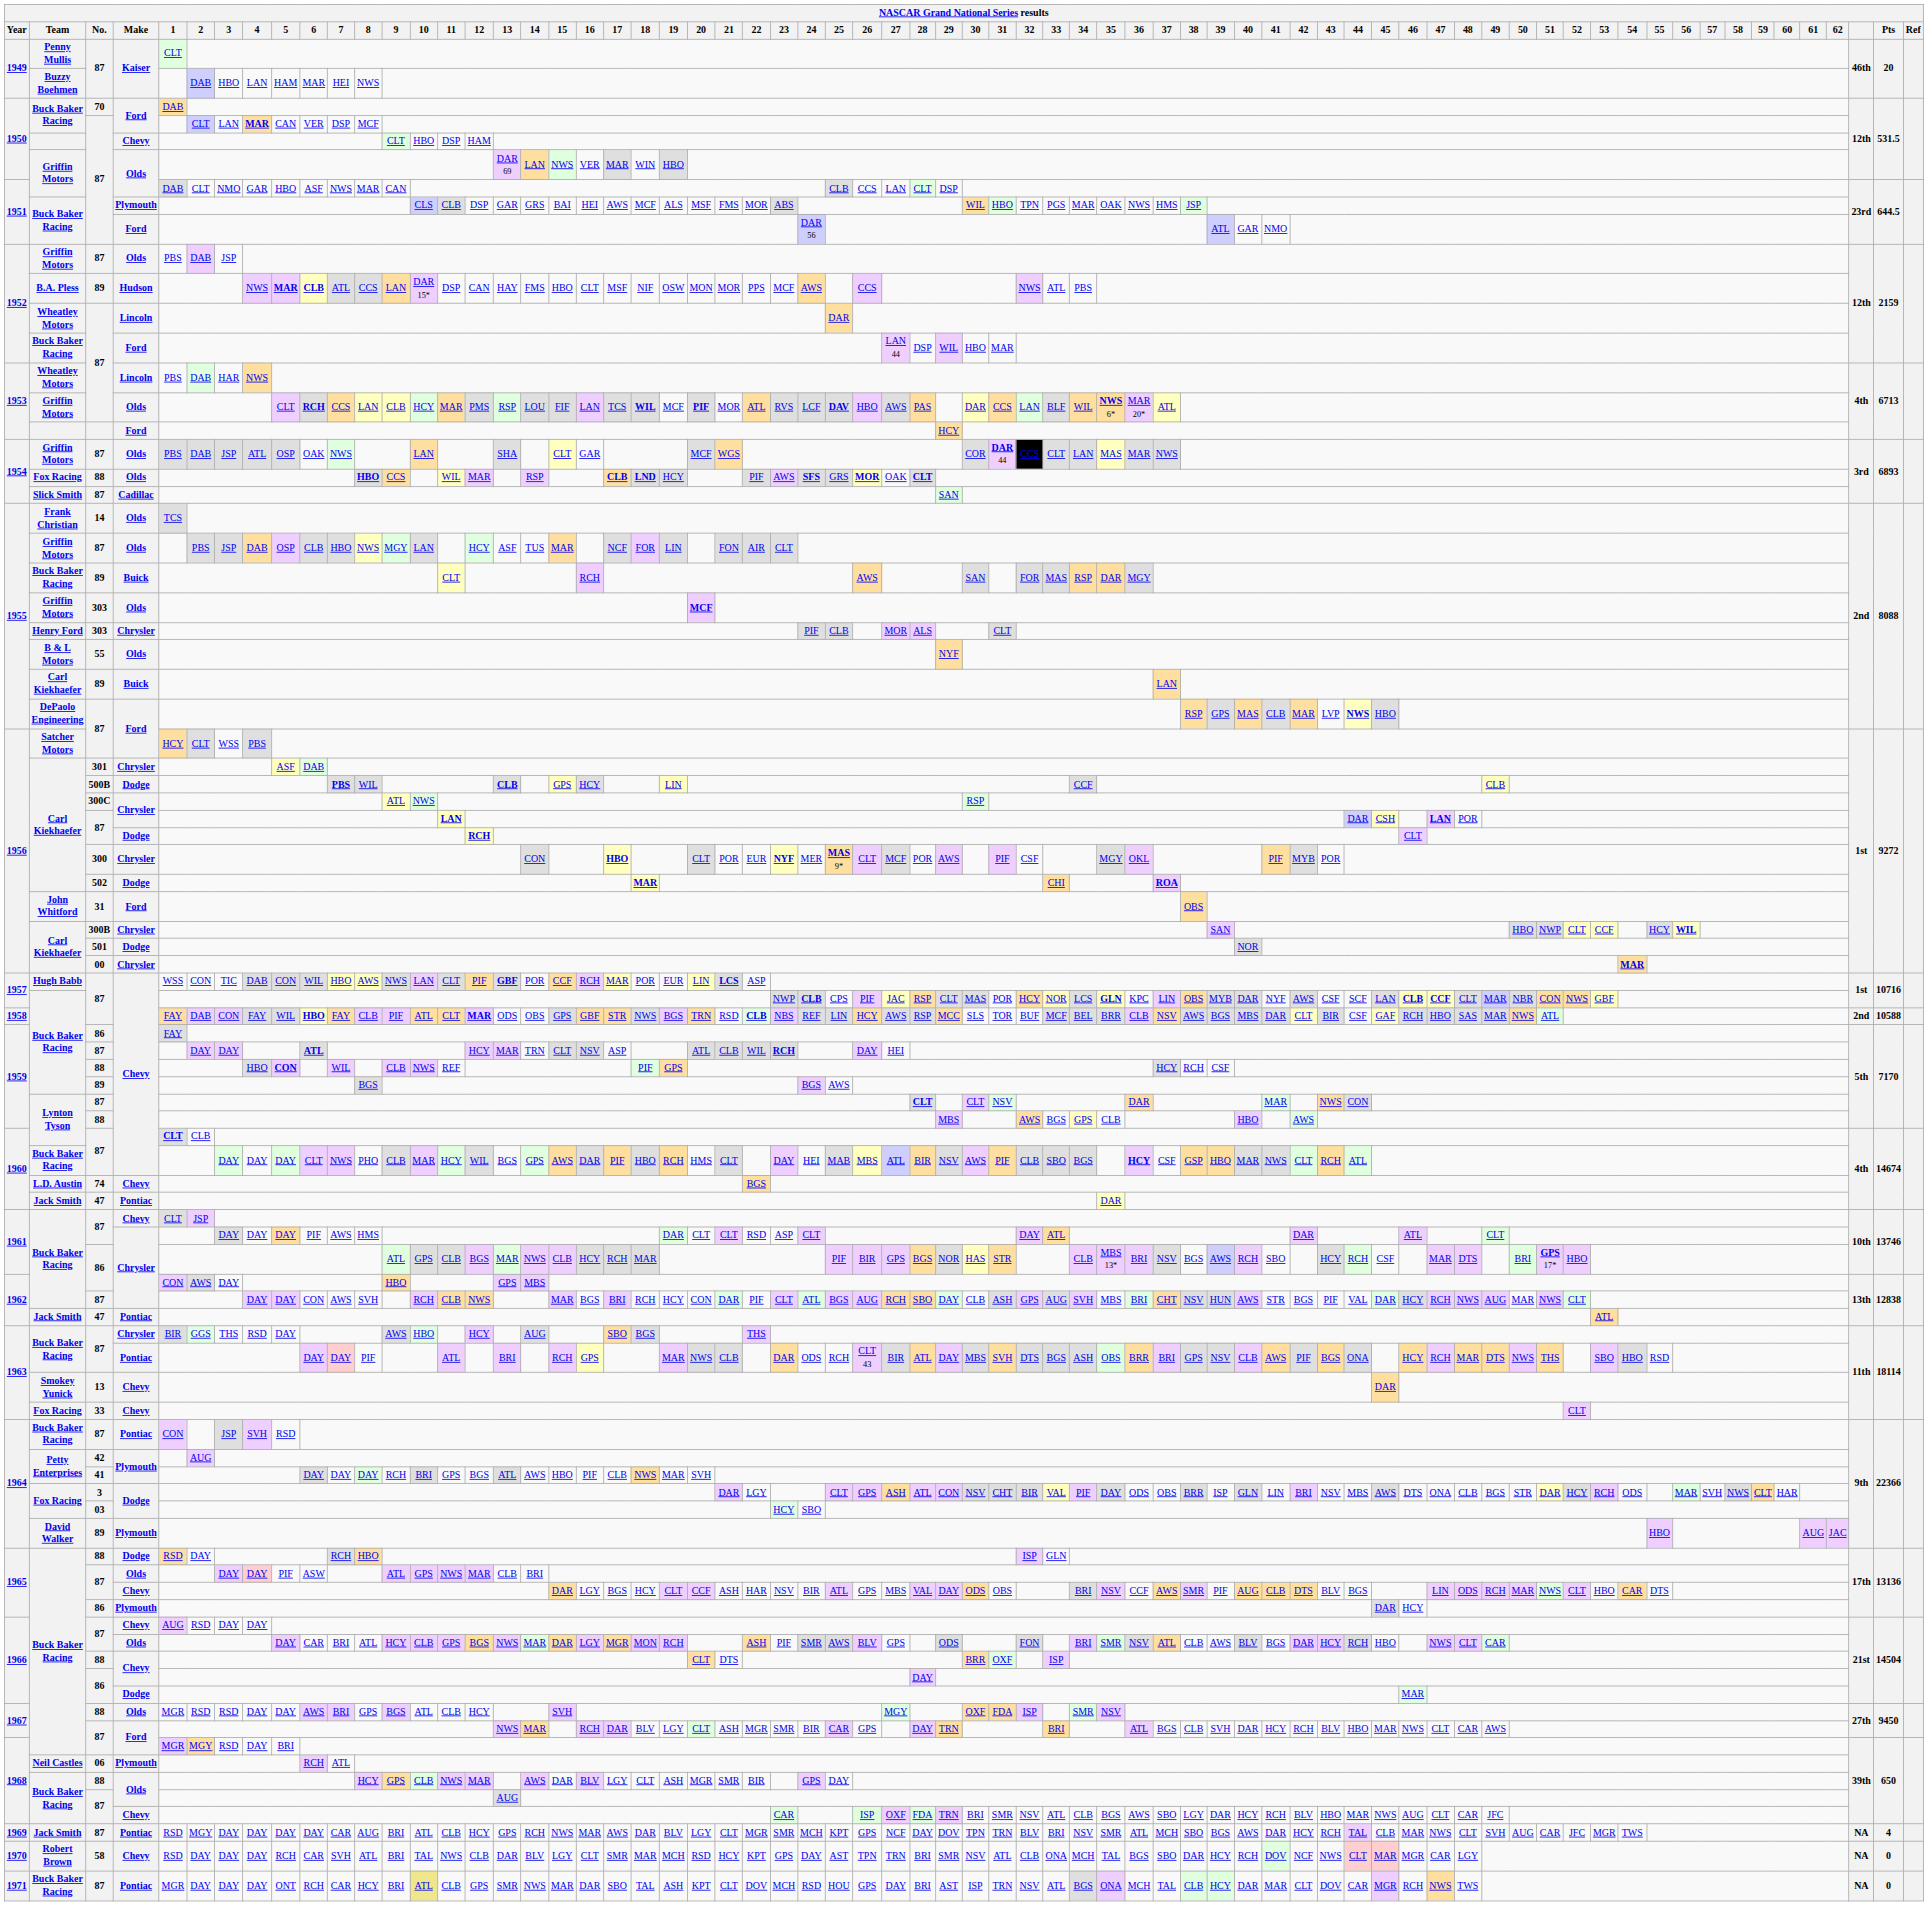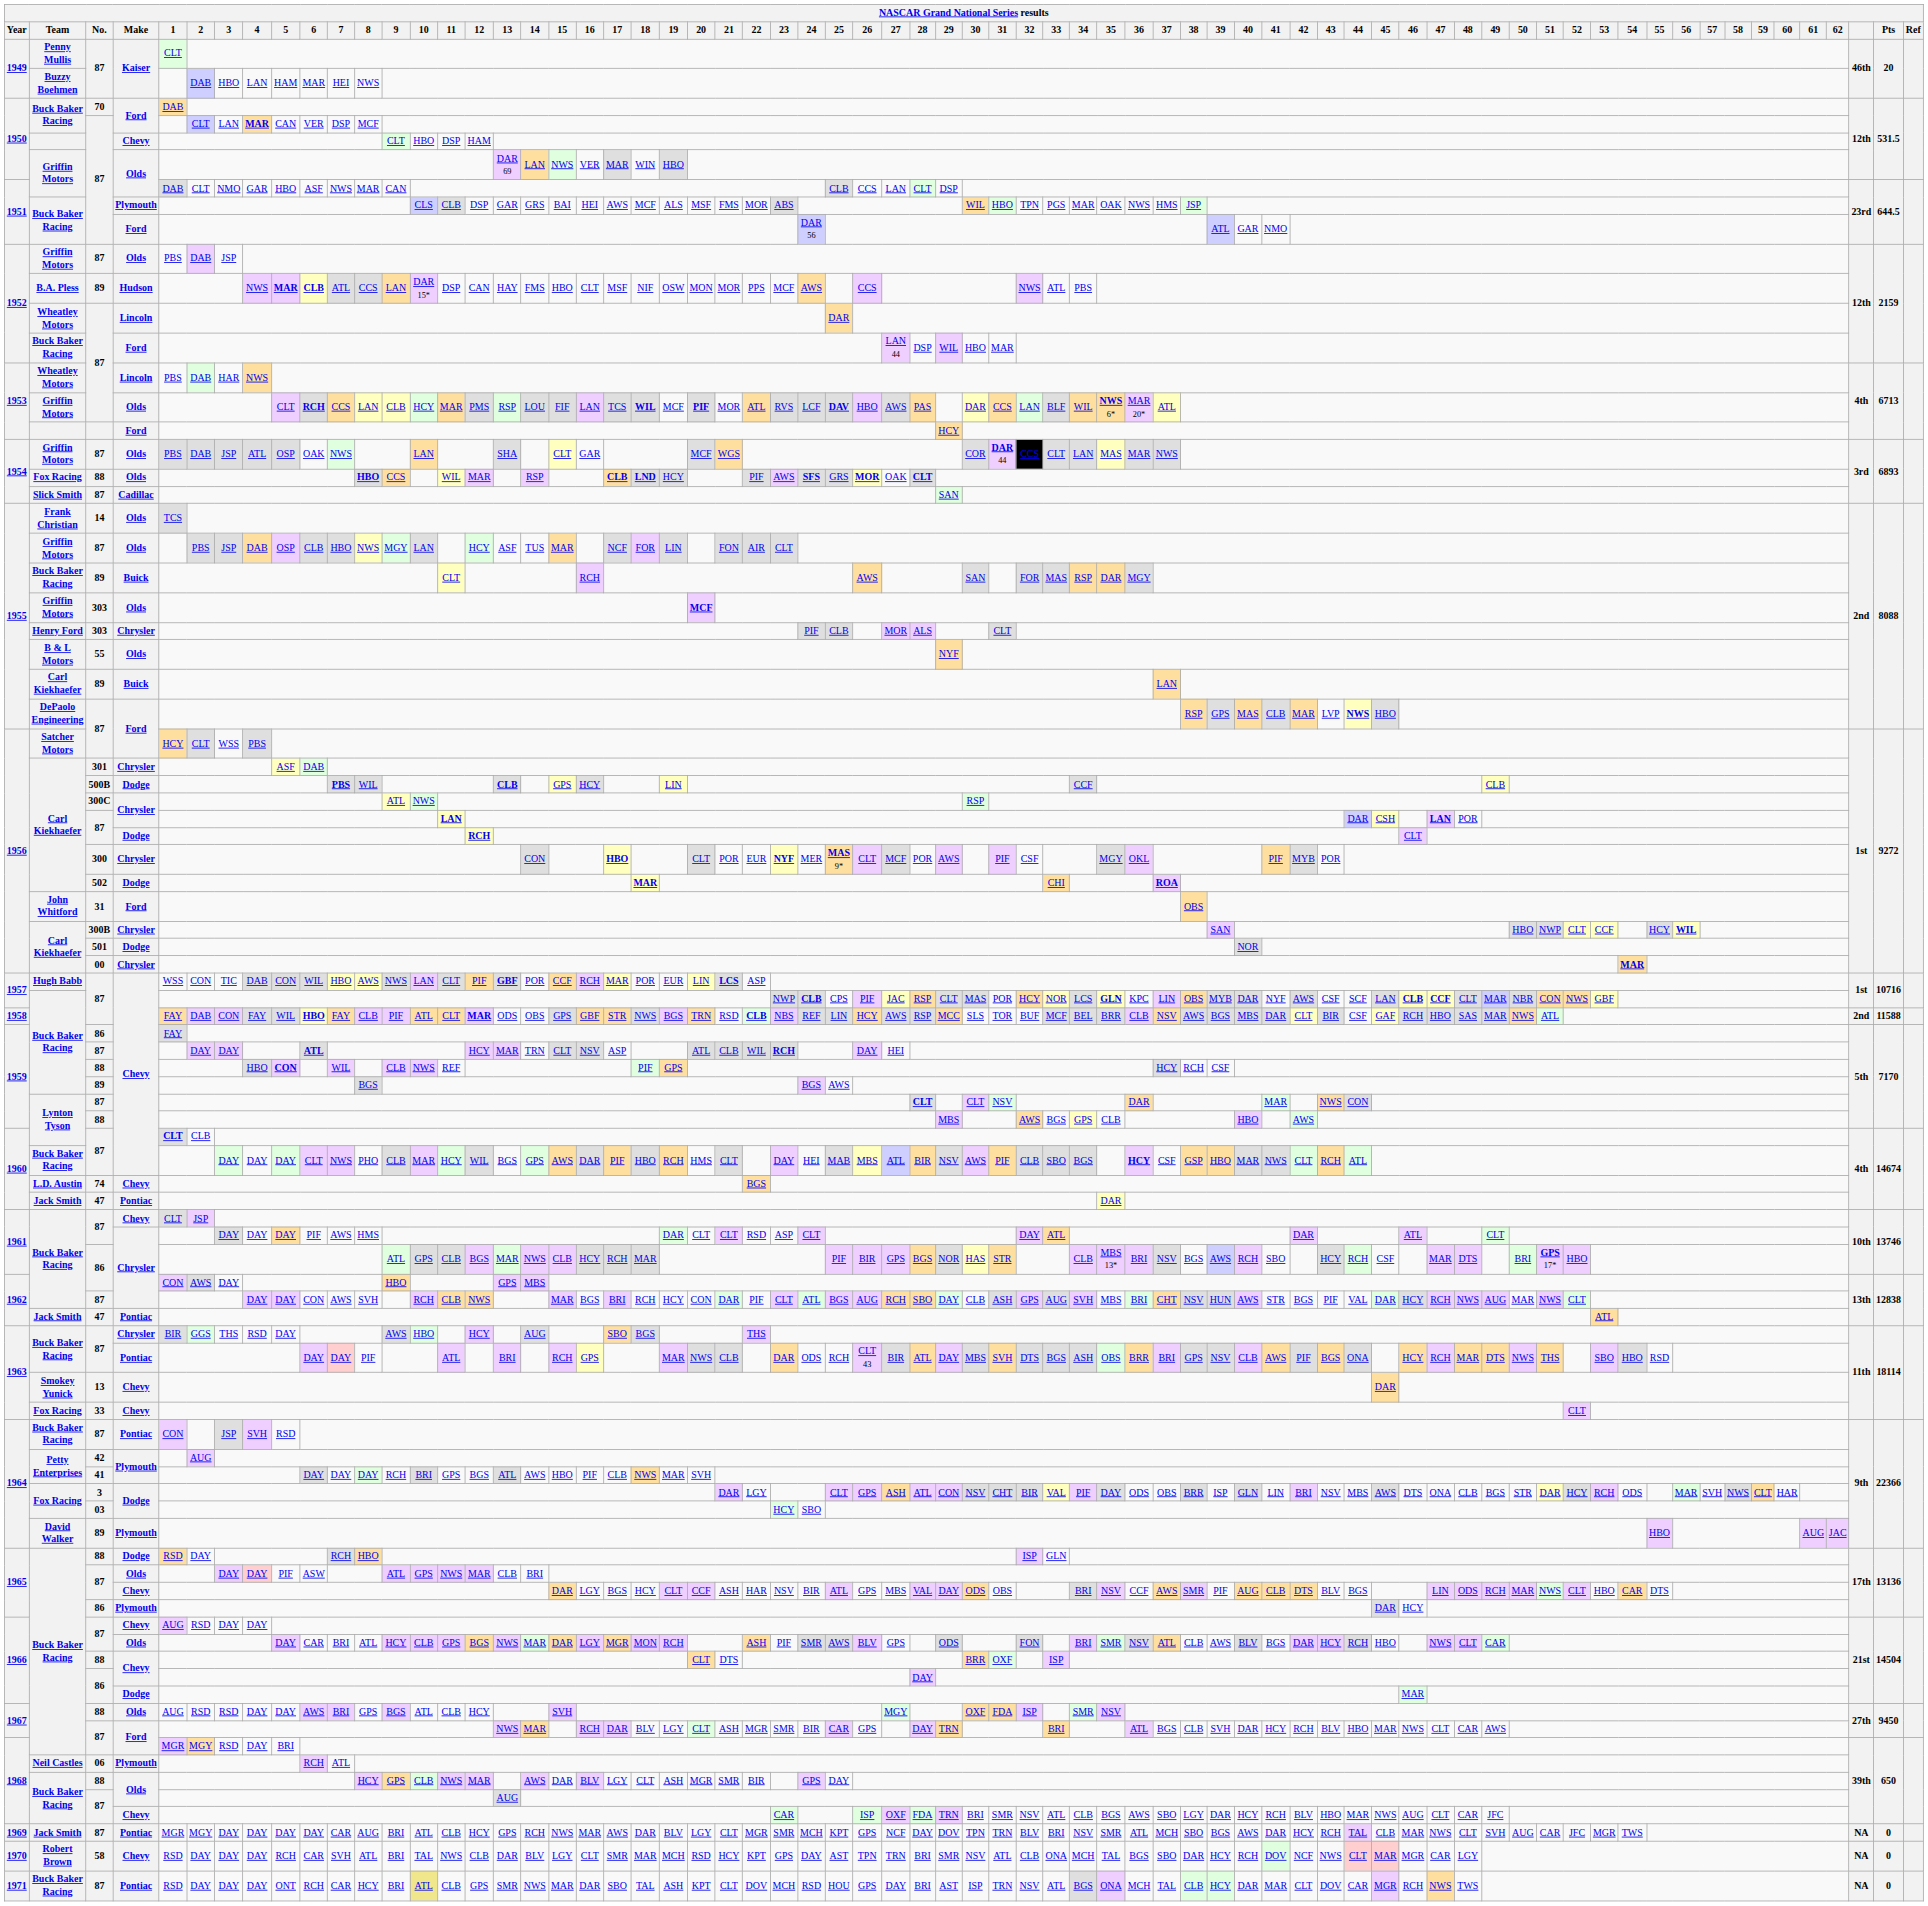(1889, 1016) 10588 -> (1889, 1016) 11588
(173, 1711) MGR -> (173, 1711) AUG
(173, 1832) RSD -> (173, 1832) MGR
(1889, 1832) 4 -> (1889, 1832) 0
(173, 1885) MGR -> (173, 1885) RSD
